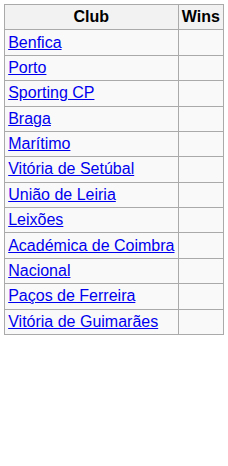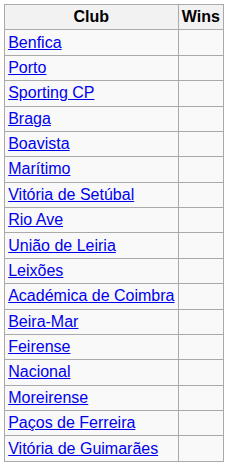+ row: (39, 144)
+ row: (36, 220)
+ row: (43, 321)
+ row: (39, 347)
+ row: (48, 397)
